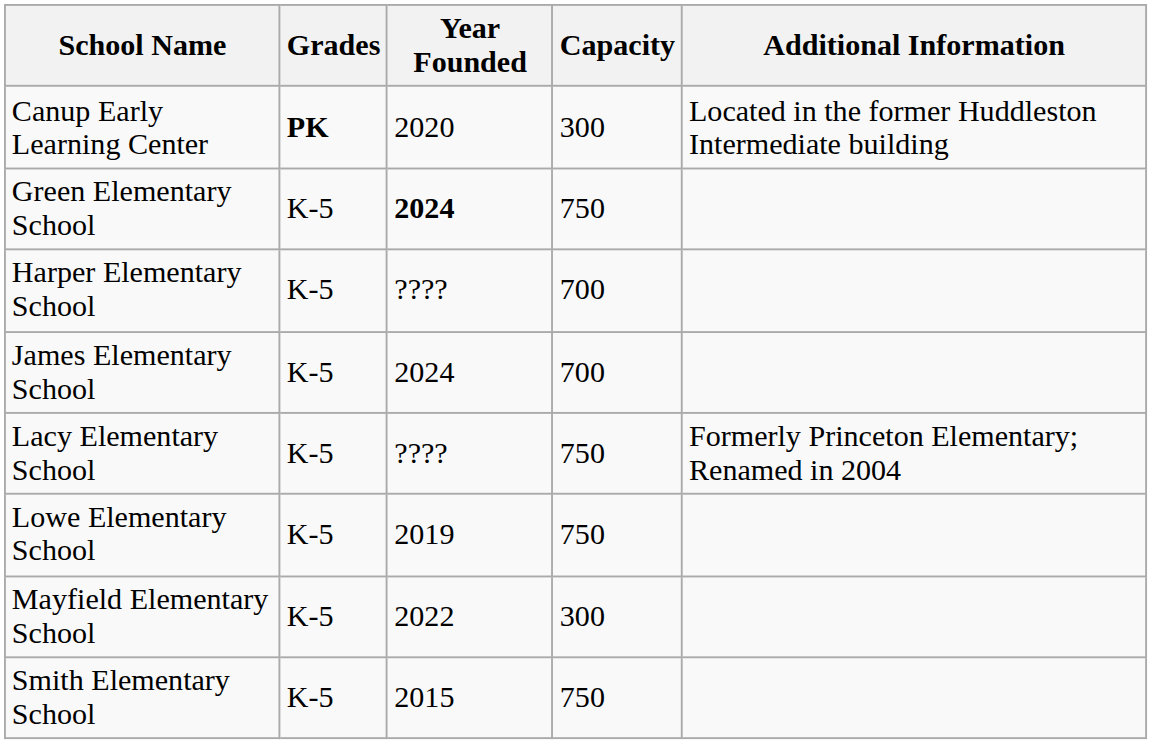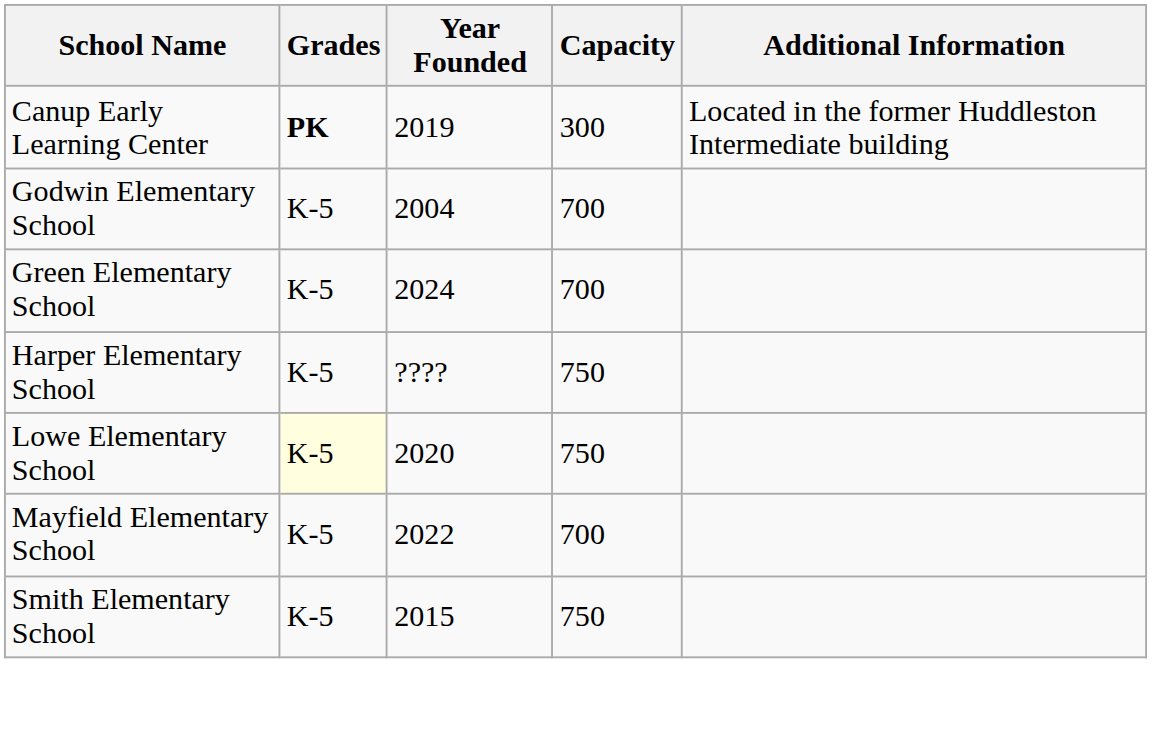(424, 126) 2020 -> (424, 126) 2019
+ row: (133, 208)
(424, 208) bold -> (424, 289) normal
(582, 208) 750 -> (582, 289) 700
(582, 289) 700 -> (582, 371) 750
- row: (122, 371)
- row: (115, 452)
(310, 534) no background -> (310, 452) lightyellow background
(424, 534) 2019 -> (424, 452) 2020
(582, 616) 300 -> (582, 534) 700
